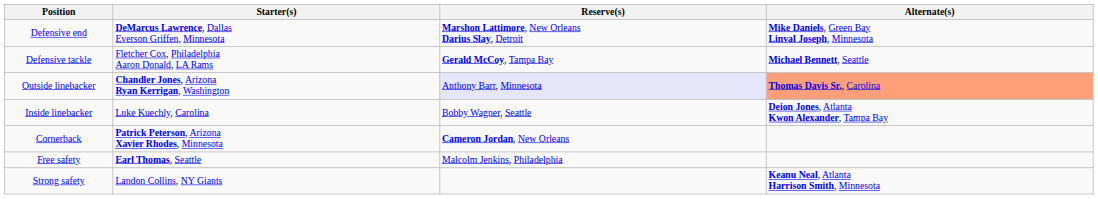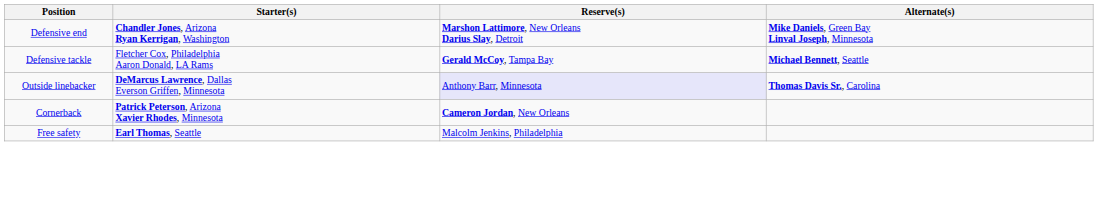(174, 33) DeMarcus Lawrence, Dallas Everson Griffen, Minnesota -> (172, 33) Chandler Jones, Arizona Ryan Kerrigan, Washington
(172, 86) Chandler Jones, Arizona Ryan Kerrigan, Washington -> (174, 86) DeMarcus Lawrence, Dallas Everson Griffen, Minnesota
(824, 86) lightsalmon background -> (824, 86) no background
- row: (59, 112)
- row: (59, 180)
